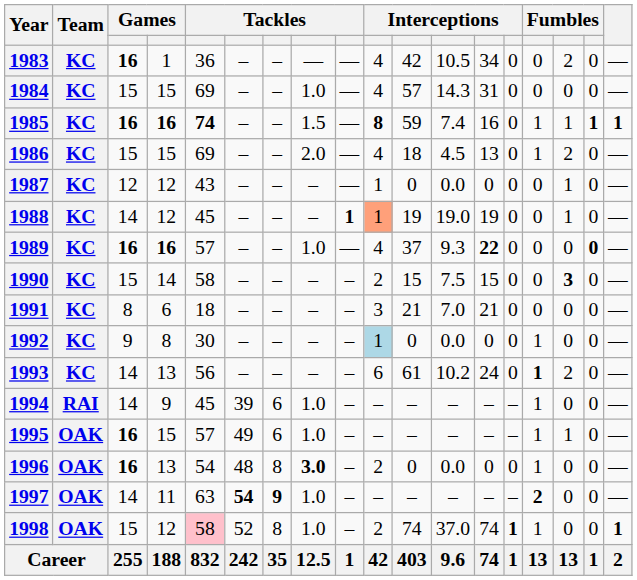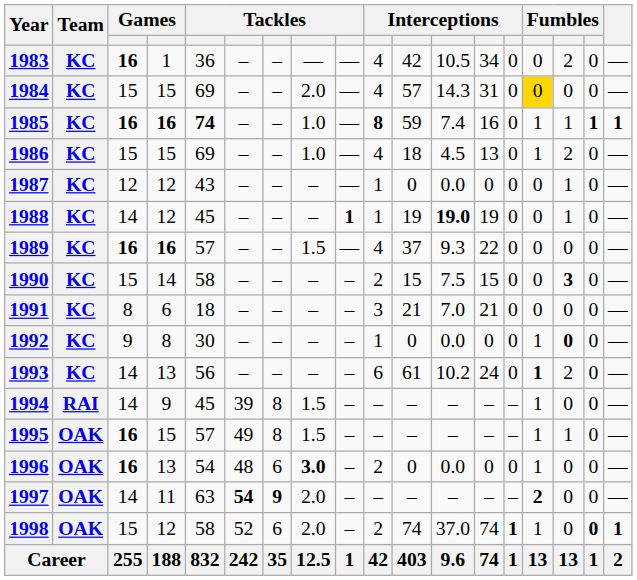(313, 91) 1.0 -> (313, 91) 2.0
(538, 91) no background -> (538, 91) gold background
(313, 122) 1.5 -> (313, 122) 1.0
(313, 154) 2.0 -> (313, 154) 1.0
(378, 216) lightsalmon background -> (378, 216) no background
(453, 216) normal -> (453, 216) bold
(313, 247) 1.0 -> (313, 247) 1.5
(489, 247) bold -> (489, 247) normal
(593, 247) bold -> (593, 247) normal
(378, 341) lightblue background -> (378, 341) no background
(568, 341) normal -> (568, 341) bold
(277, 403) 6 -> (277, 403) 8
(313, 403) 1.0 -> (313, 403) 1.5
(277, 434) 6 -> (277, 434) 8
(313, 434) 1.0 -> (313, 434) 1.5
(277, 466) 8 -> (277, 466) 6
(313, 497) 1.0 -> (313, 497) 2.0
(205, 528) pink background -> (205, 528) no background
(277, 528) 8 -> (277, 528) 6
(313, 528) 1.0 -> (313, 528) 2.0
(593, 528) normal -> (593, 528) bold
